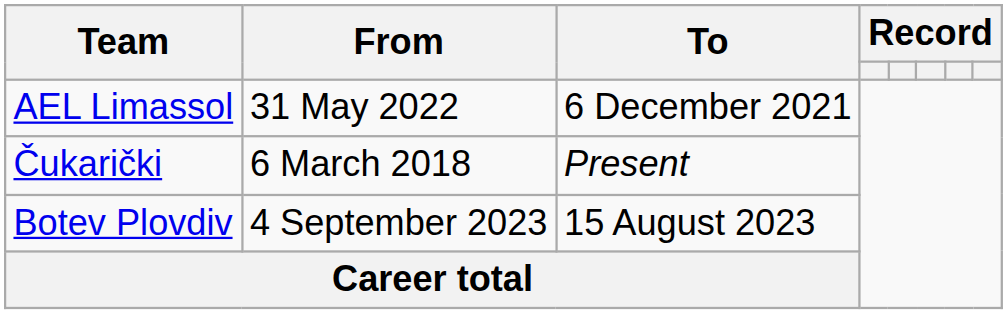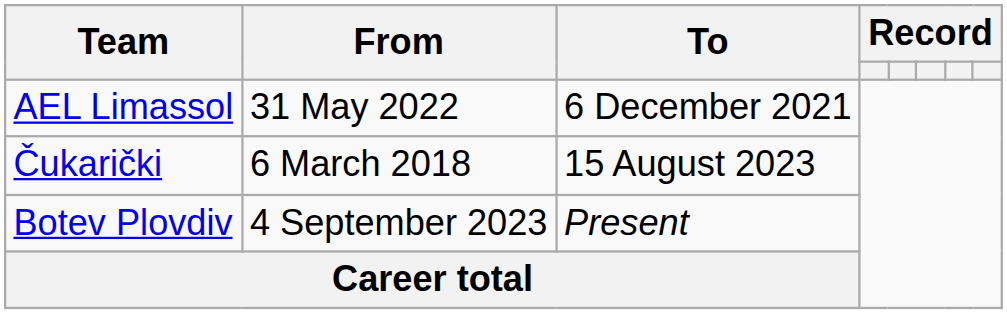(626, 164) Present -> (690, 164) 15 August 2023
(690, 221) 15 August 2023 -> (626, 221) Present
